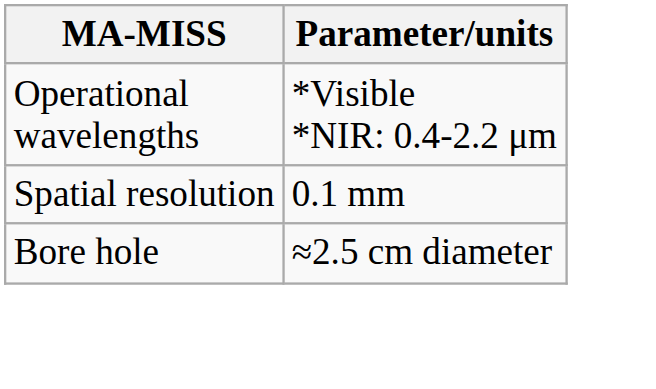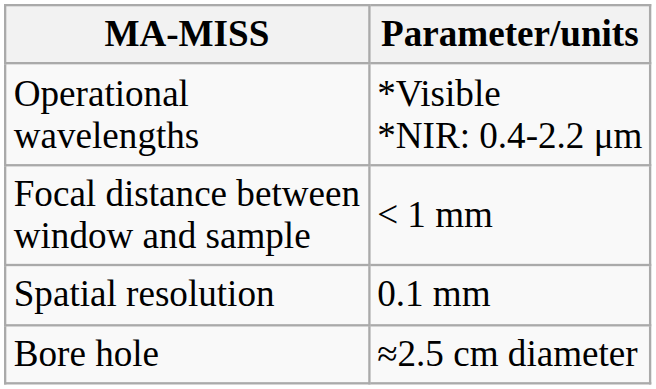+ row: (187, 214)
